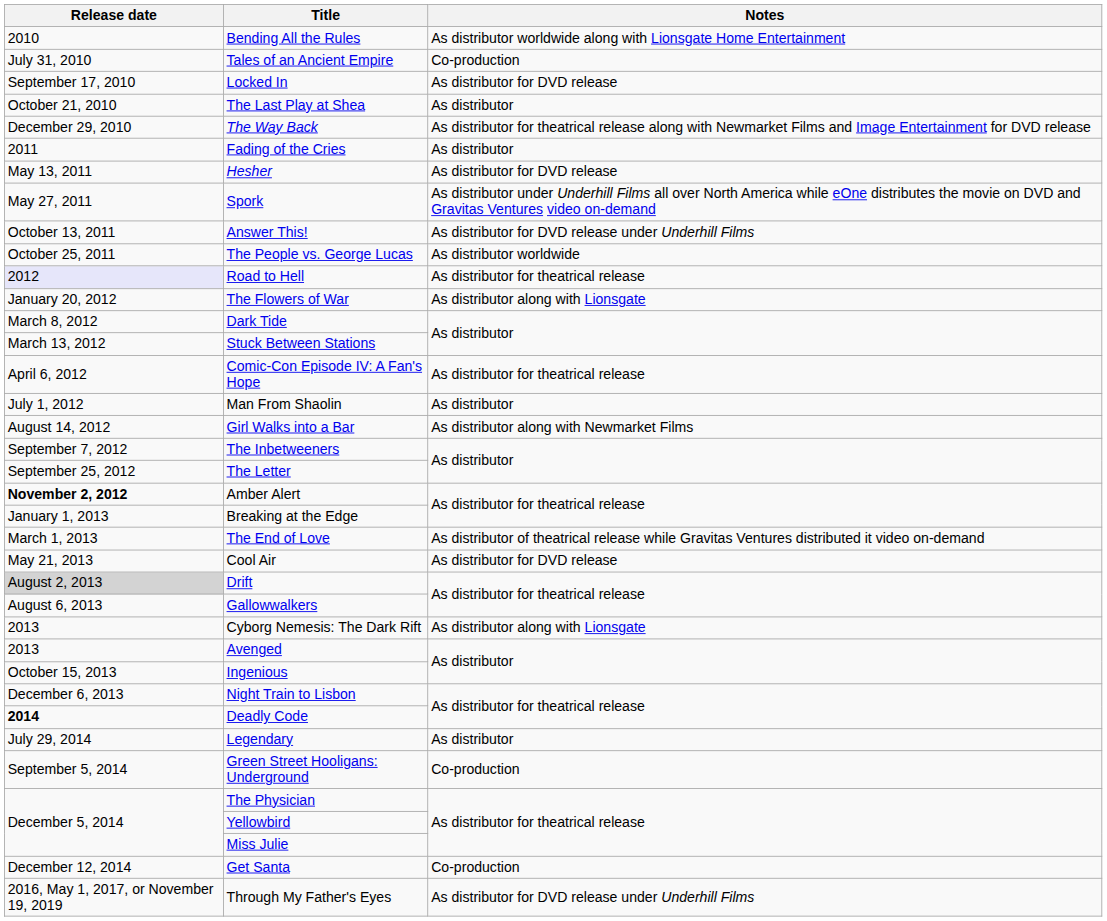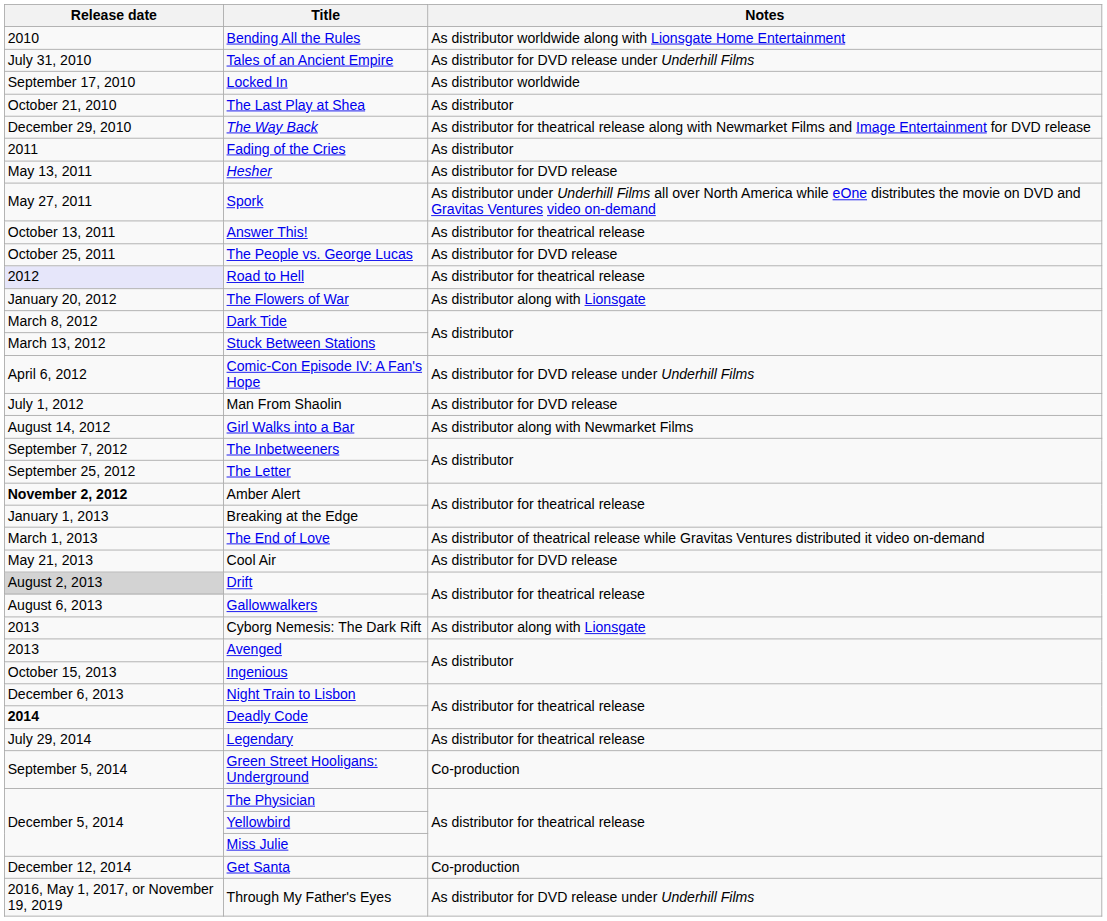(475, 60) Co-production -> (593, 60) As distributor for DVD release under Underhill Films
(524, 82) As distributor for DVD release -> (506, 82) As distributor worldwide
(593, 232) As distributor for DVD release under Underhill Films -> (538, 232) As distributor for theatrical release
(506, 254) As distributor worldwide -> (524, 254) As distributor for DVD release
(538, 374) As distributor for theatrical release -> (593, 374) As distributor for DVD release under Underhill Films
(472, 404) As distributor -> (524, 404) As distributor for DVD release
(472, 739) As distributor -> (538, 739) As distributor for theatrical release
